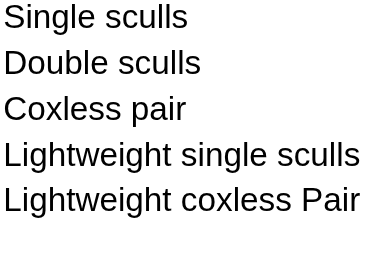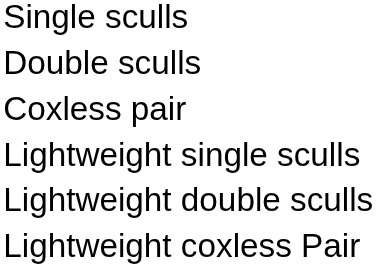+ row: (188, 200)
